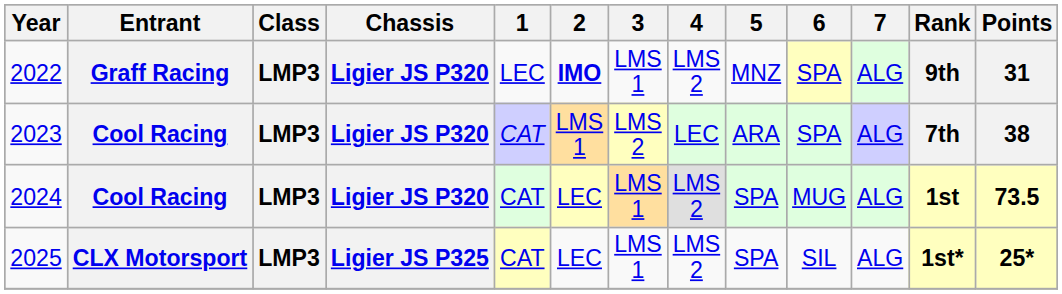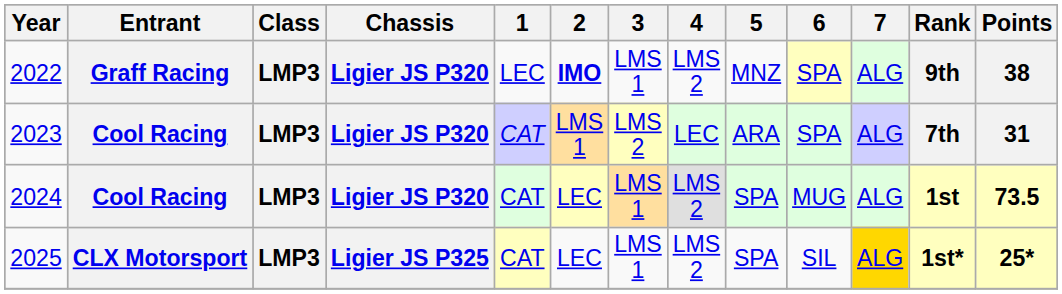(1017, 72) 31 -> (1017, 72) 38
(1017, 134) 38 -> (1017, 134) 31
(880, 258) no background -> (880, 258) gold background
